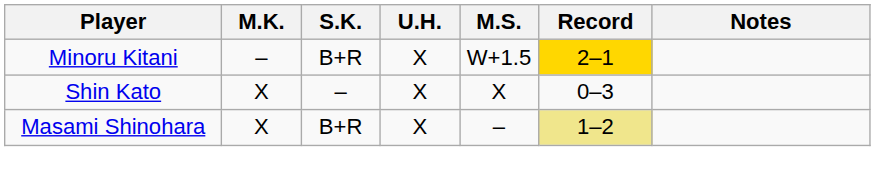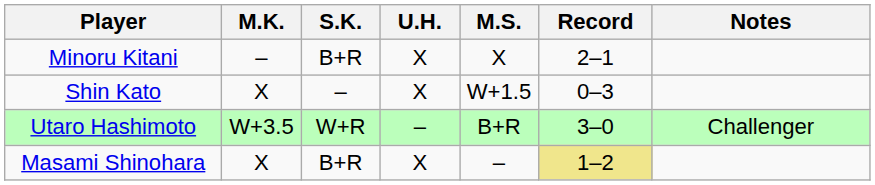(499, 57) W+1.5 -> (499, 57) X
(595, 57) gold background -> (595, 57) no background
(499, 92) X -> (499, 92) W+1.5
+ row: (113, 127)
